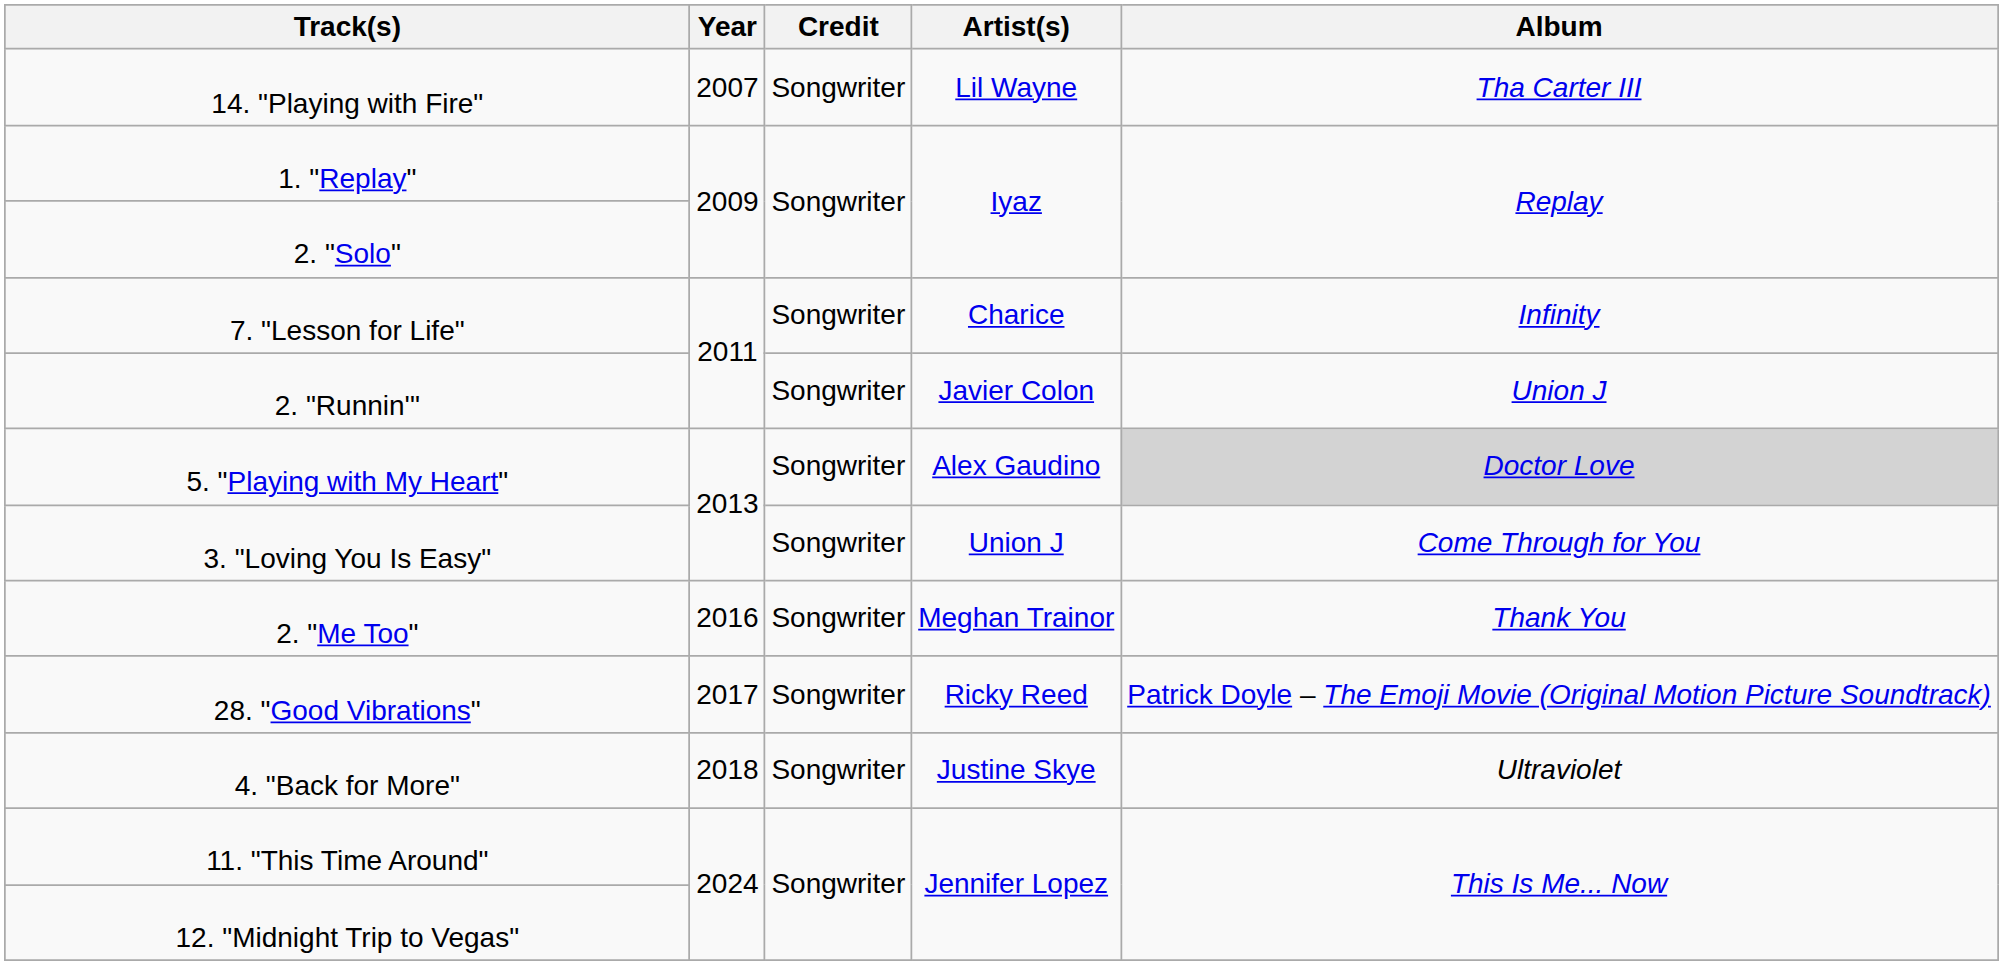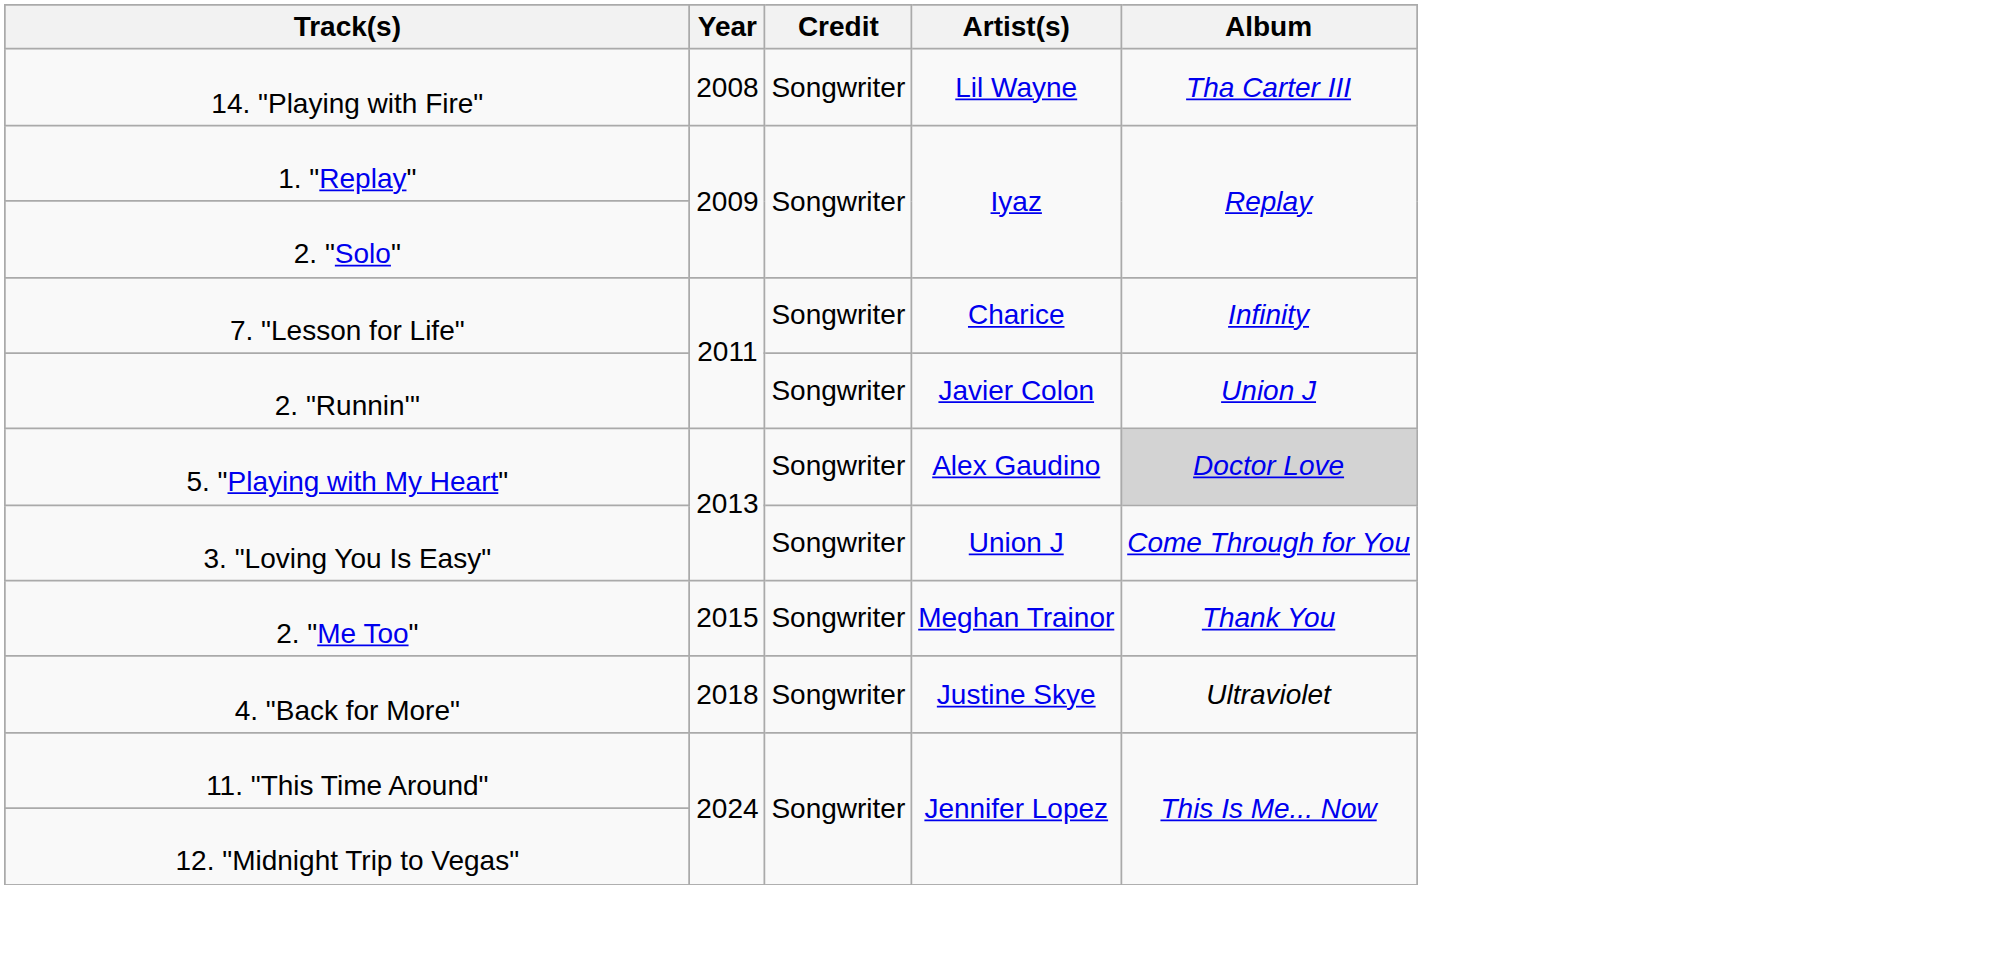(727, 86) 2007 -> (727, 86) 2008
(727, 618) 2016 -> (727, 618) 2015
- row: (347, 709)
